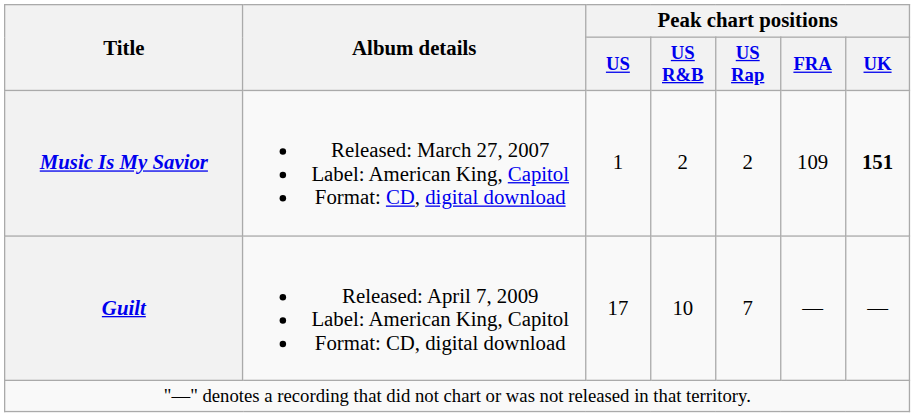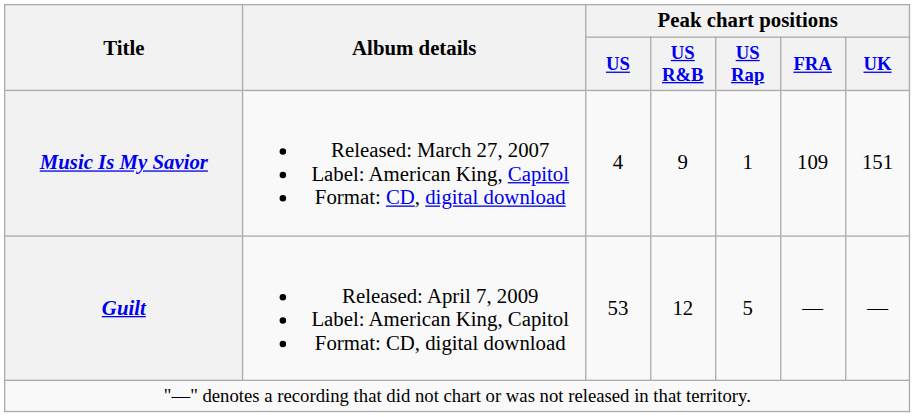(618, 162) 1 -> (618, 162) 4
(683, 162) 2 -> (683, 162) 9
(748, 162) 2 -> (748, 162) 1
(878, 162) bold -> (878, 162) normal
(618, 307) 17 -> (618, 307) 53
(683, 307) 10 -> (683, 307) 12
(748, 307) 7 -> (748, 307) 5
